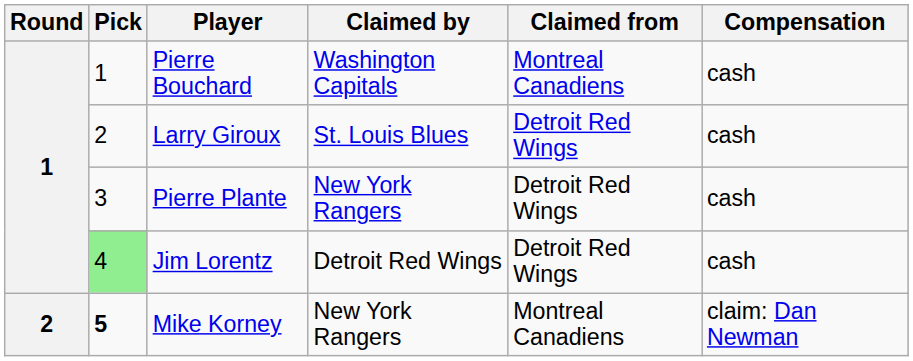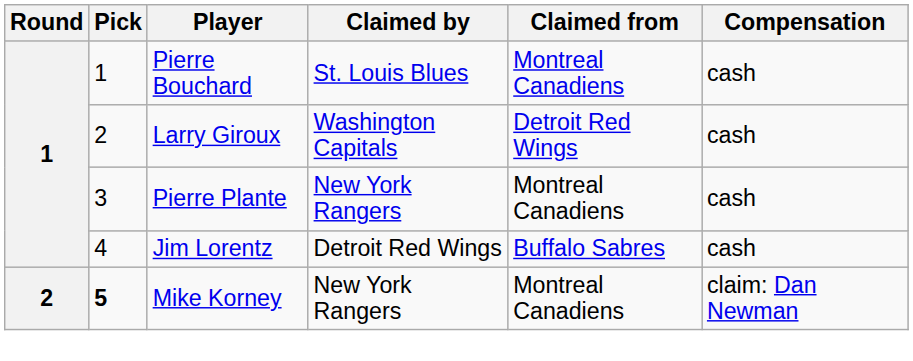(374, 72) Washington Capitals -> (391, 72) St. Louis Blues
(391, 135) St. Louis Blues -> (374, 135) Washington Capitals
(572, 198) Detroit Red Wings -> (569, 198) Montreal Canadiens
(101, 261) lightgreen background -> (101, 248) no background
(572, 261) Detroit Red Wings -> (589, 248) Buffalo Sabres
